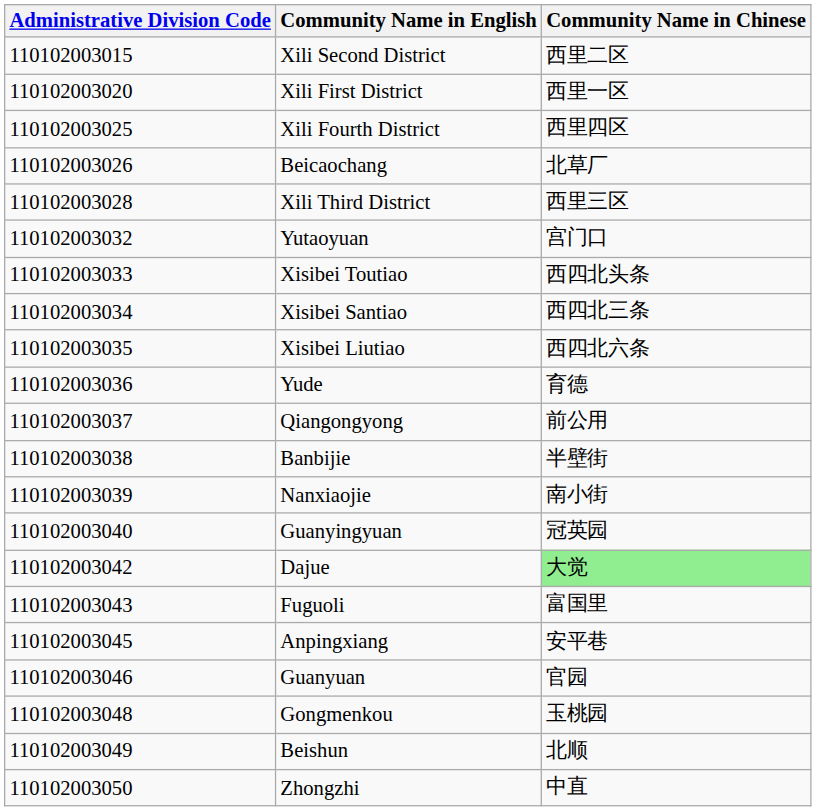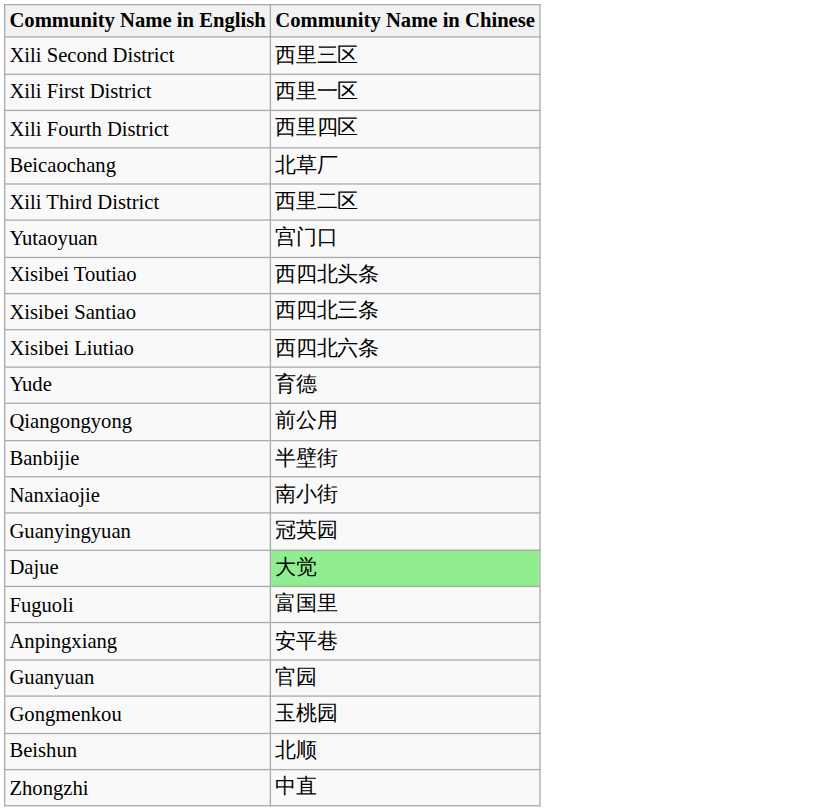- column: (140, 20)
(587, 54) 西里二区 -> (317, 54) 西里三区
(587, 201) 西里三区 -> (317, 201) 西里二区
